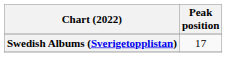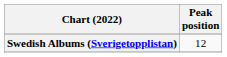(201, 43) 17 -> (201, 43) 12
